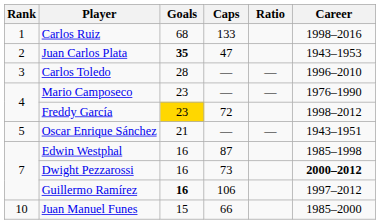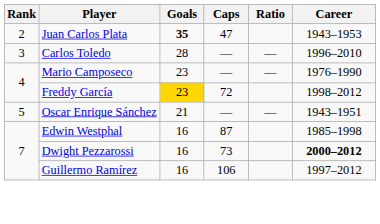- row: (71, 33)
(182, 190) bold -> (182, 170) normal
- row: (90, 209)
